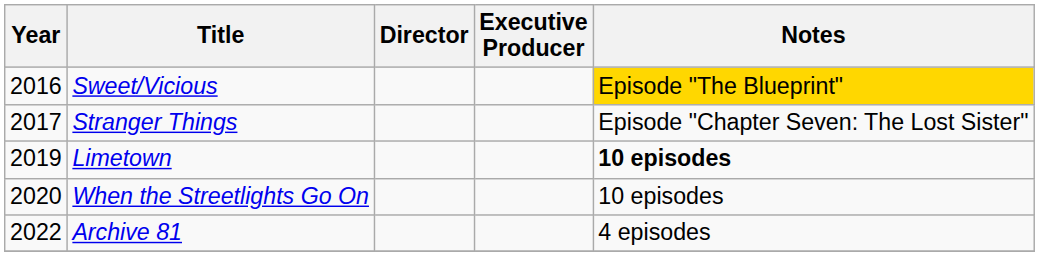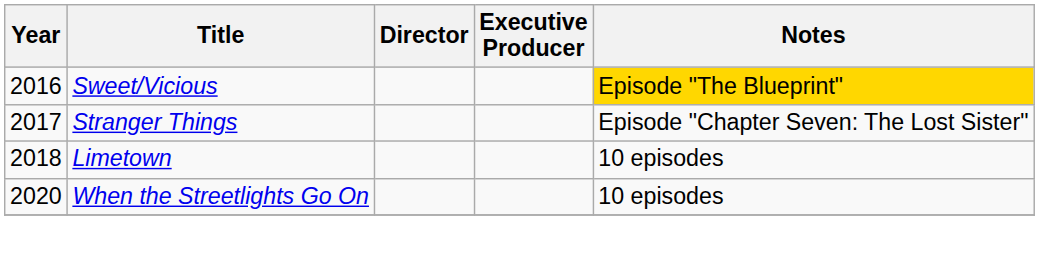(36, 159) 2019 -> (36, 159) 2018
(665, 159) bold -> (661, 159) normal
- row: (127, 232)
